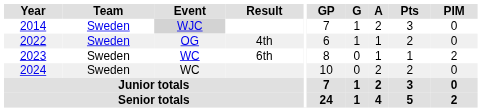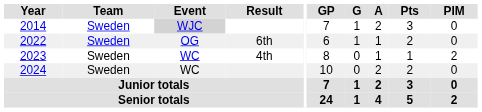(264, 41) 4th -> (264, 41) 6th
(264, 55) 6th -> (264, 55) 4th
